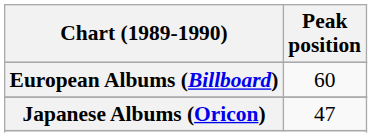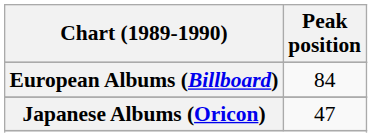(325, 79) 60 -> (325, 79) 84
